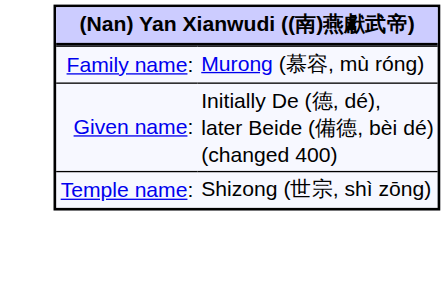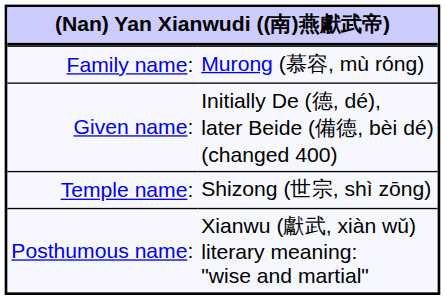+ row: (102, 250)
